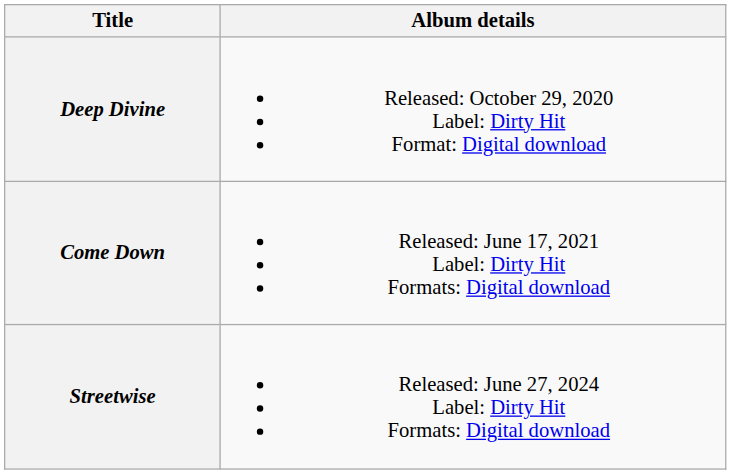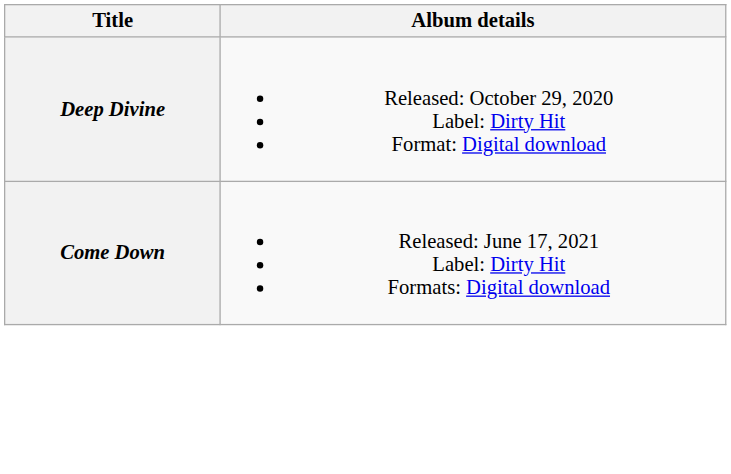- row: (113, 396)
